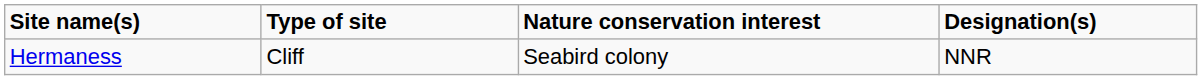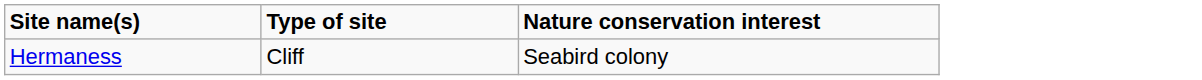- column: (1020, 21)
